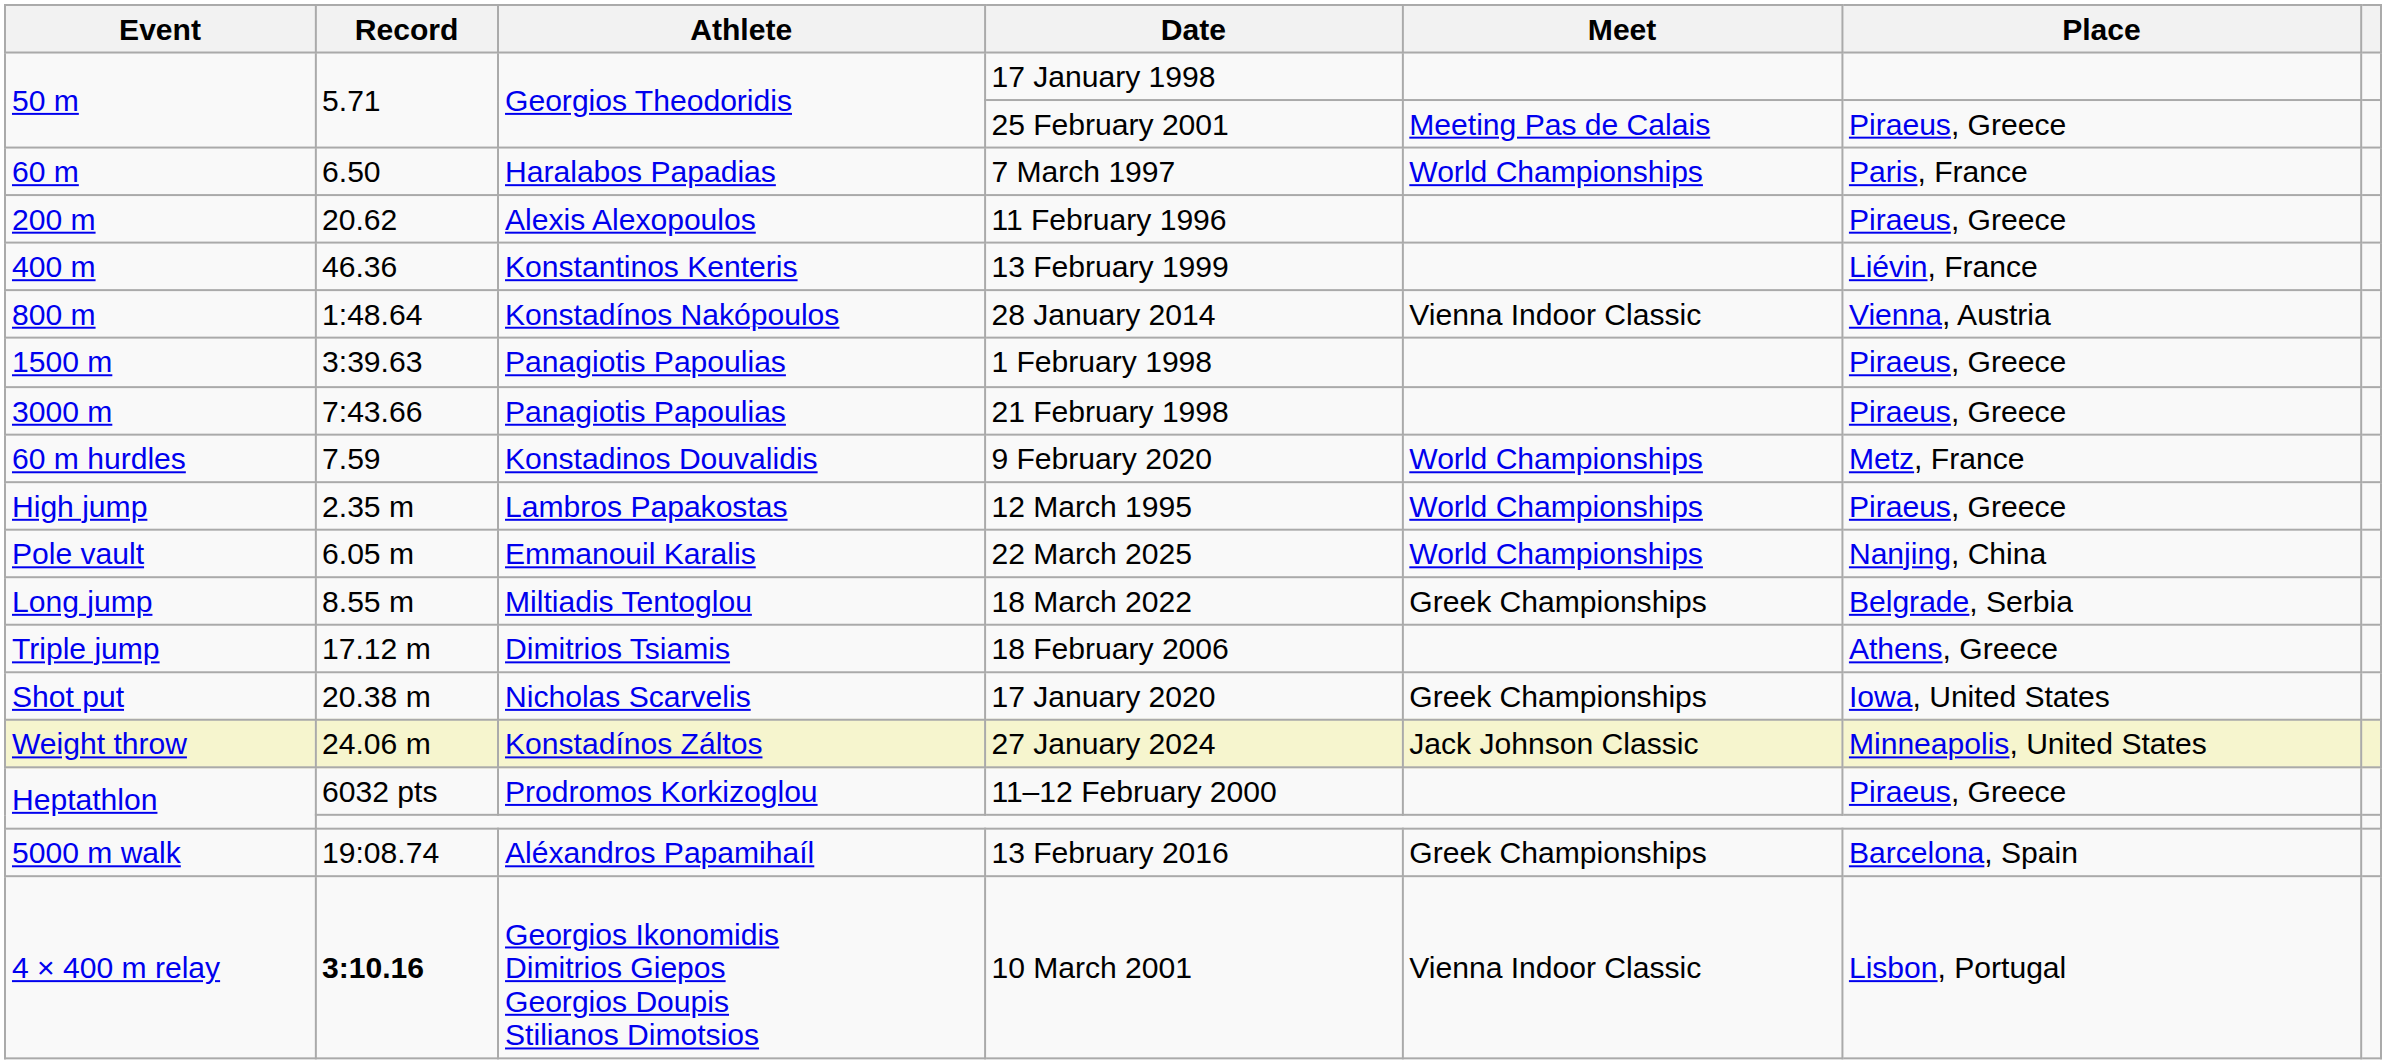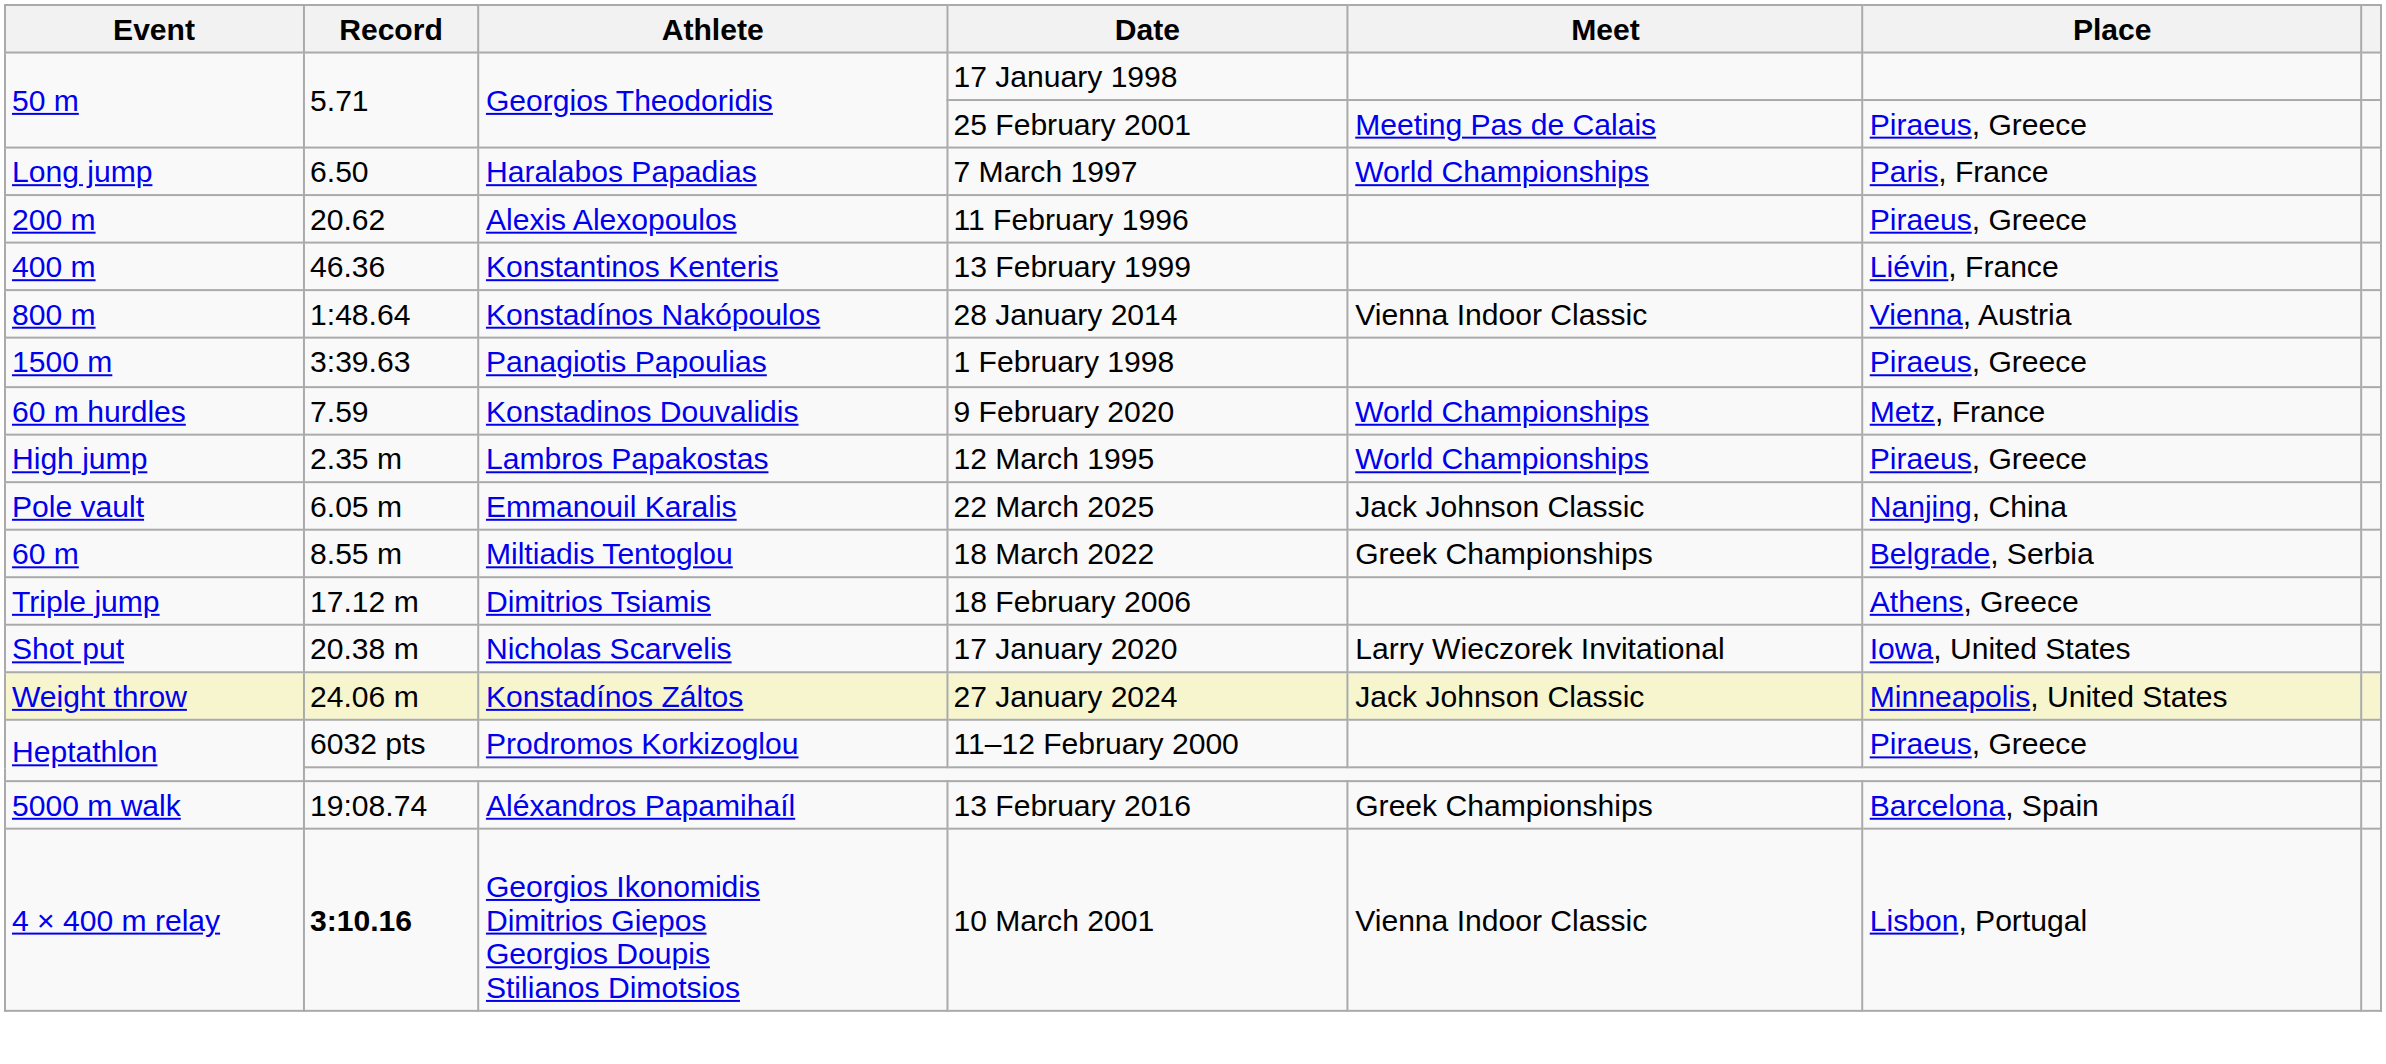(45, 172) 60 m -> (82, 172) Long jump
- row: (1110, 410)
(1556, 553) World Championships -> (1500, 505) Jack Johnson Classic
(82, 601) Long jump -> (45, 553) 60 m
(1558, 696) Greek Championships -> (1540, 648) Larry Wieczorek Invitational
